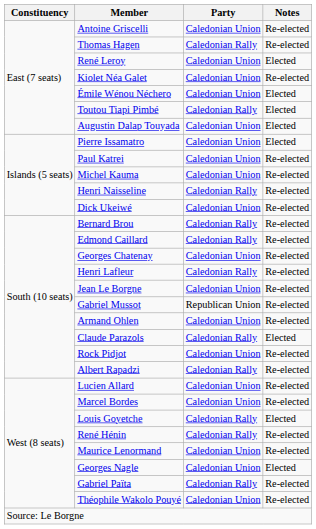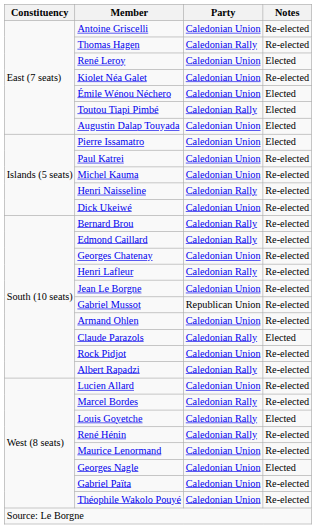(223, 402) Caledonian Union -> (221, 402) Caledonian Rally
(221, 483) Caledonian Rally -> (223, 483) Caledonian Union
